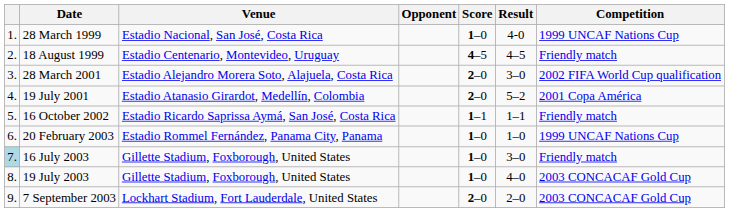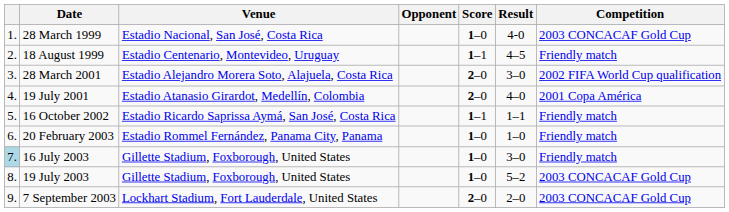(609, 34) 1999 UNCAF Nations Cup -> (615, 34) 2003 CONCACAF Gold Cup
(477, 55) 4–5 -> (477, 55) 1–1
(516, 95) 5–2 -> (516, 95) 4–0
(609, 136) 1999 UNCAF Nations Cup -> (578, 136) Friendly match
(516, 177) 4–0 -> (516, 177) 5–2
